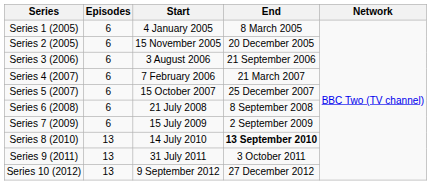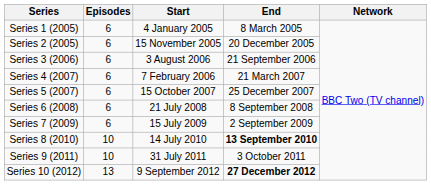(108, 140) 13 -> (108, 140) 10
(108, 156) 13 -> (108, 156) 10
(271, 172) normal -> (271, 172) bold
